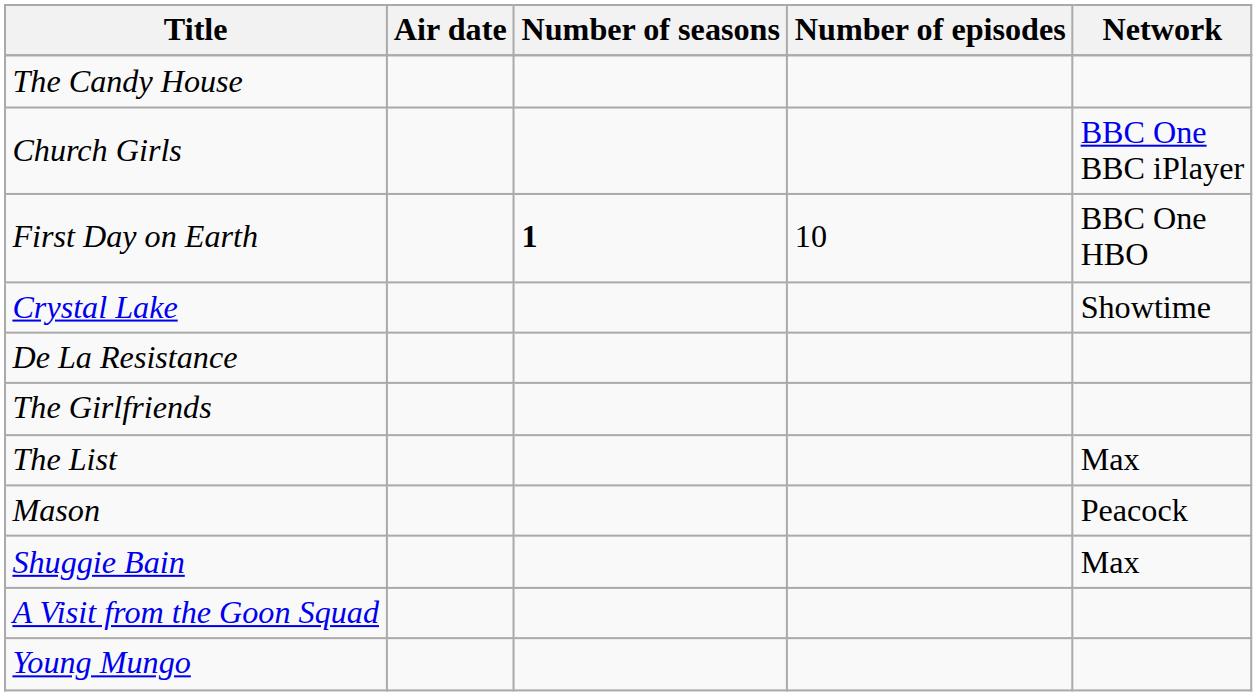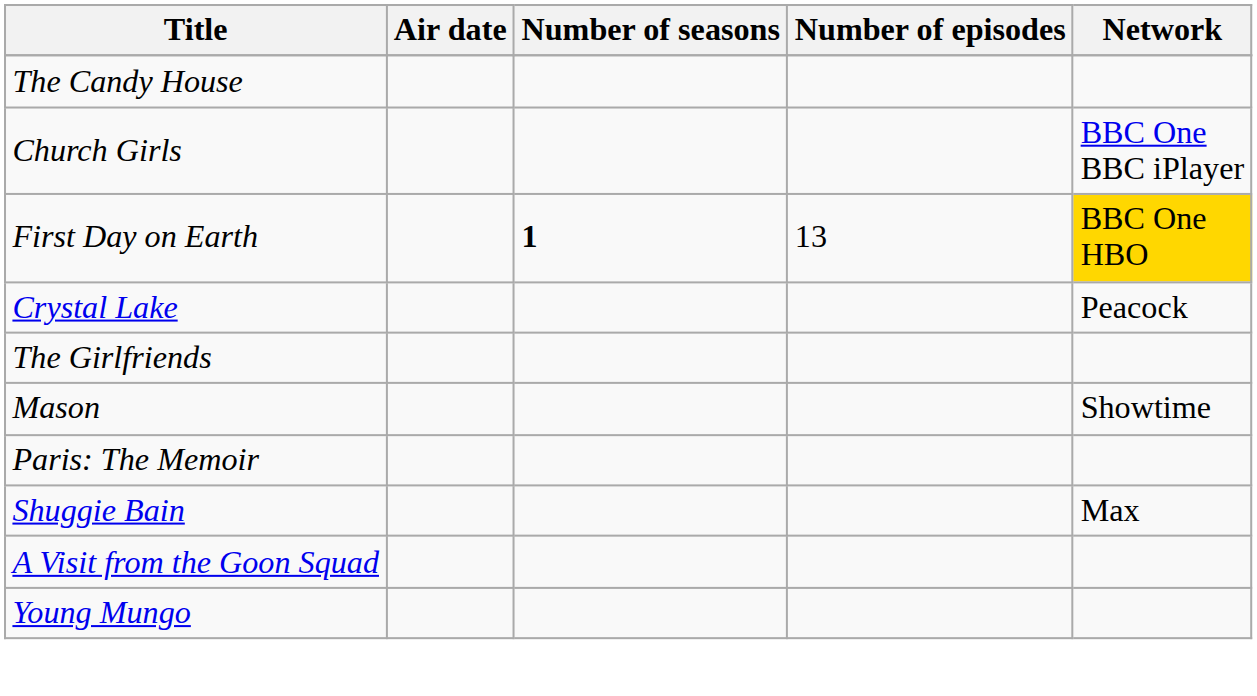(811, 237) 10 -> (811, 237) 13
(1144, 237) no background -> (1144, 237) gold background
(1146, 306) Showtime -> (1134, 306) Peacock
- row: (125, 357)
- row: (65, 459)
(1134, 510) Peacock -> (1146, 408) Showtime
+ row: (136, 459)
